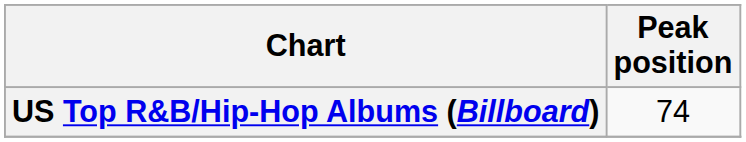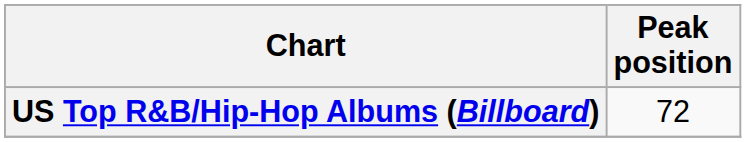(673, 111) 74 -> (673, 111) 72
